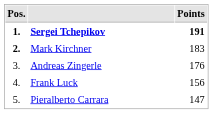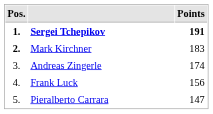(197, 65) 176 -> (197, 65) 174
